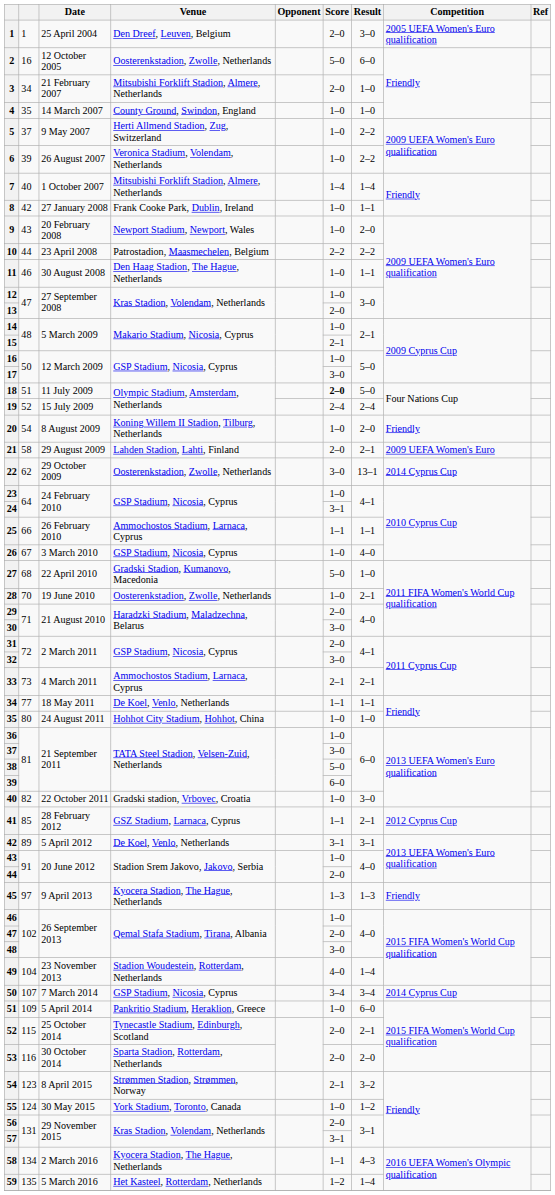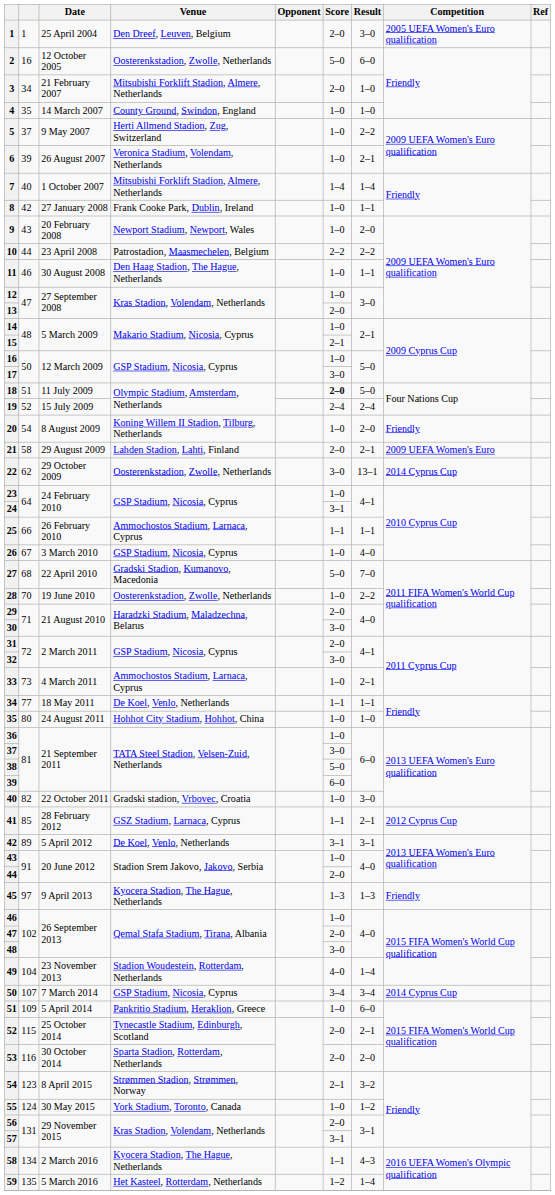(367, 159) 2–2 -> (367, 159) 2–1
(367, 574) 1–0 -> (367, 574) 7–0
(367, 596) 2–1 -> (367, 596) 2–2
(337, 681) 2–1 -> (337, 681) 1–0
